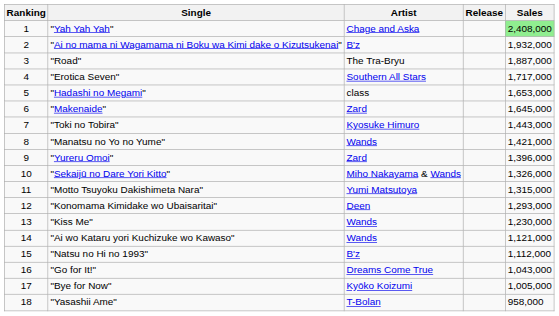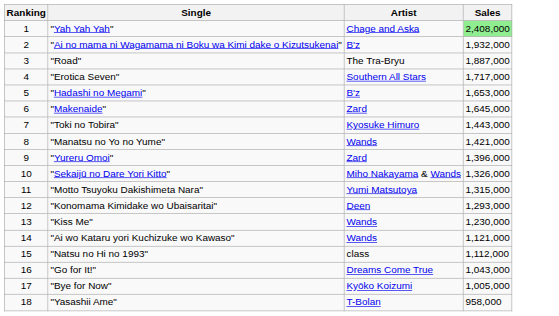- column: (484, 12)
(358, 92) class -> (353, 92) B'z
(353, 253) B'z -> (358, 253) class
